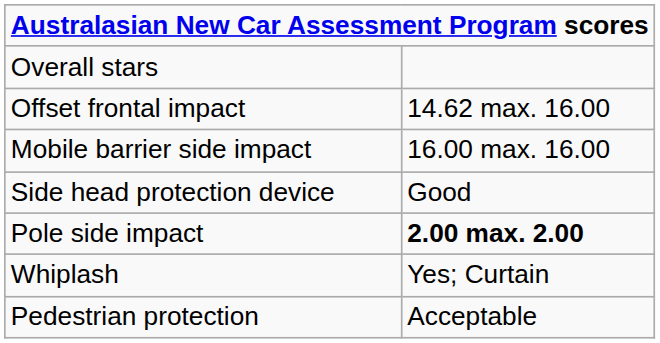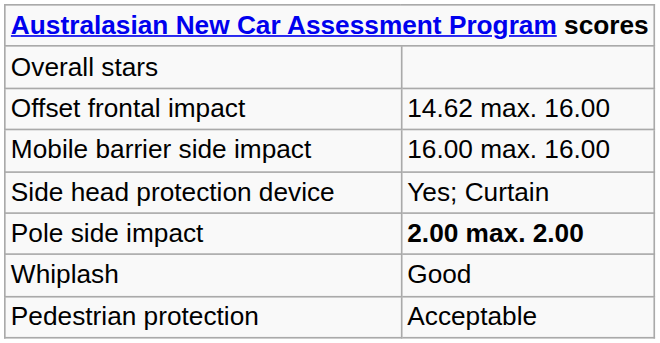(439, 191) Good -> (478, 191) Yes; Curtain
(478, 274) Yes; Curtain -> (439, 274) Good
